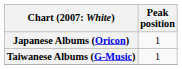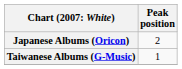(158, 40) 1 -> (158, 40) 2
